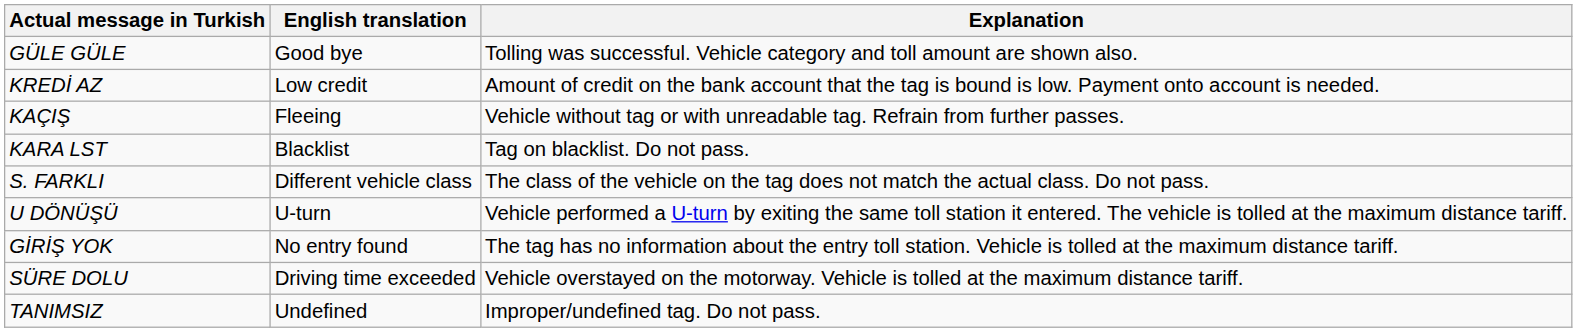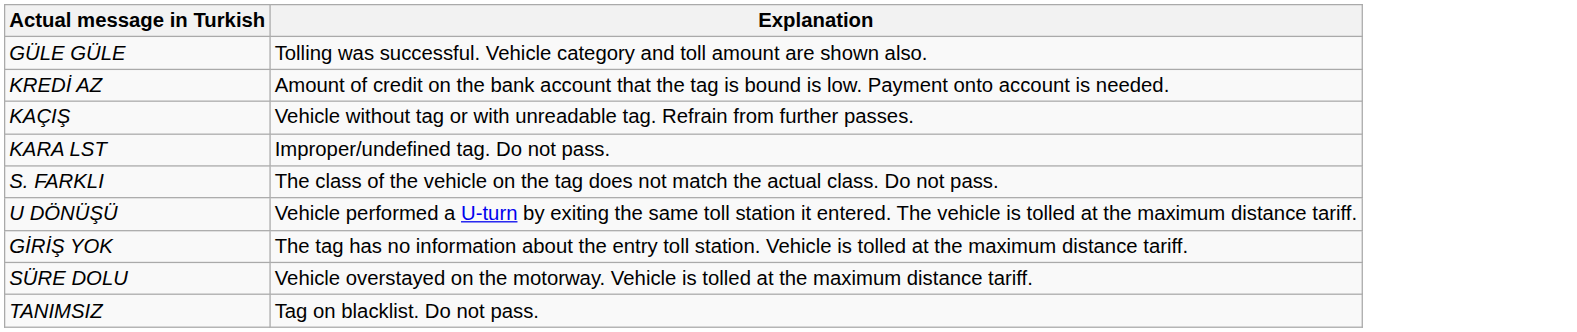- column: (375, 20)
(617, 149) Tag on blacklist. Do not pass. -> (442, 149) Improper/undefined tag. Do not pass.
(653, 310) Improper/undefined tag. Do not pass. -> (407, 310) Tag on blacklist. Do not pass.
